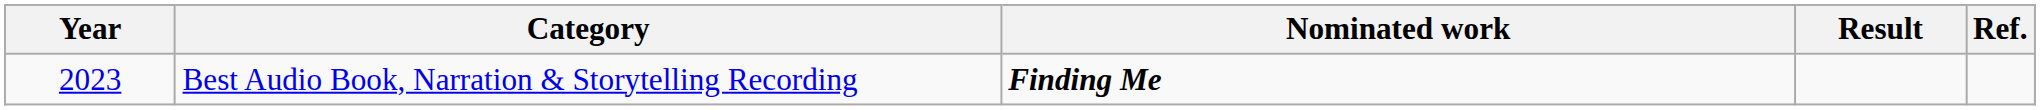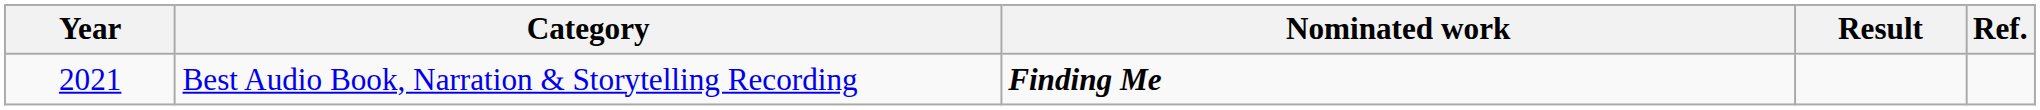(90, 78) 2023 -> (90, 78) 2021
